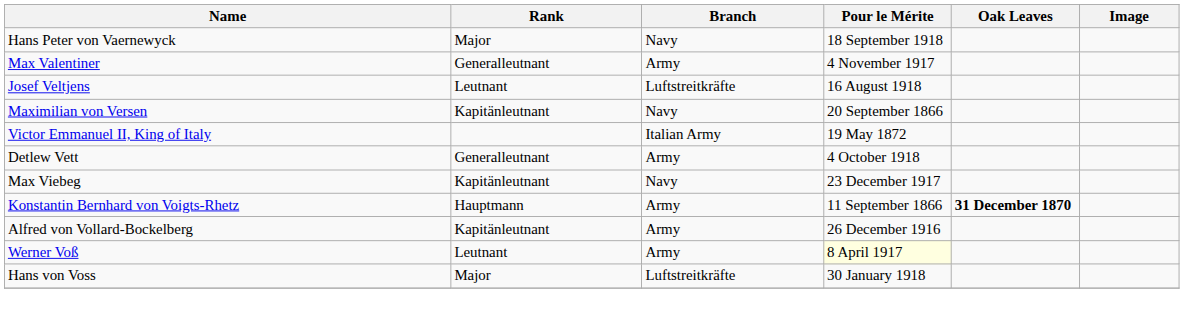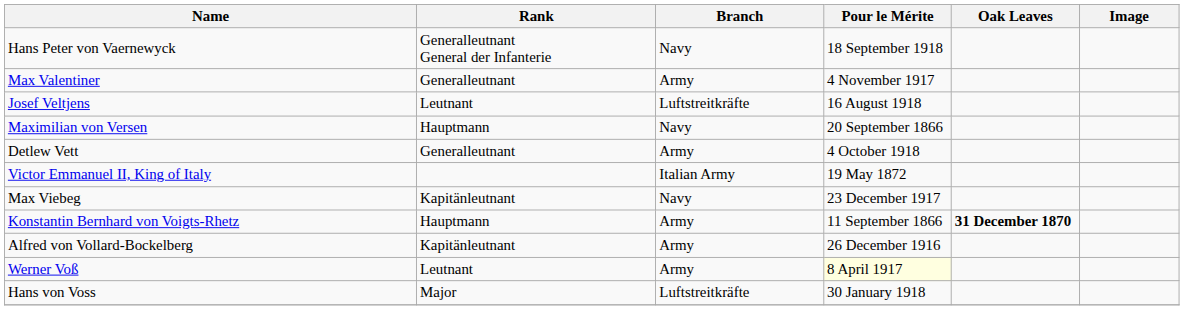(473, 39) Major -> (486, 48) Generalleutnant General der Infanterie
(502, 110) Kapitänleutnant -> (455, 127) Hauptmann
rows swapped: (43, 157) <-> (110, 134)
